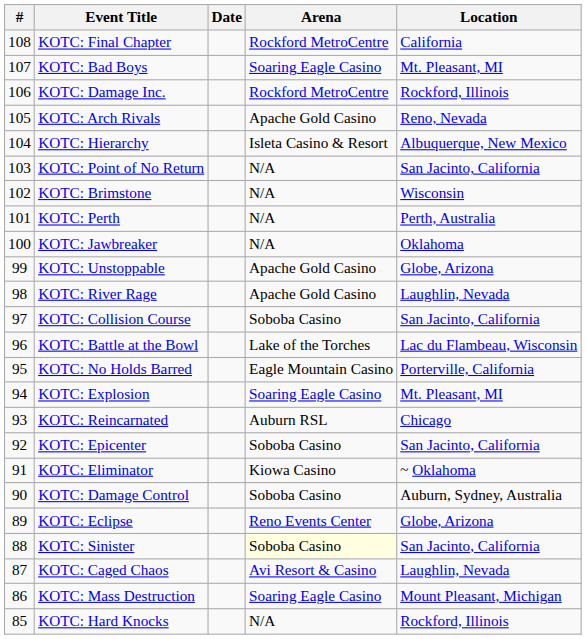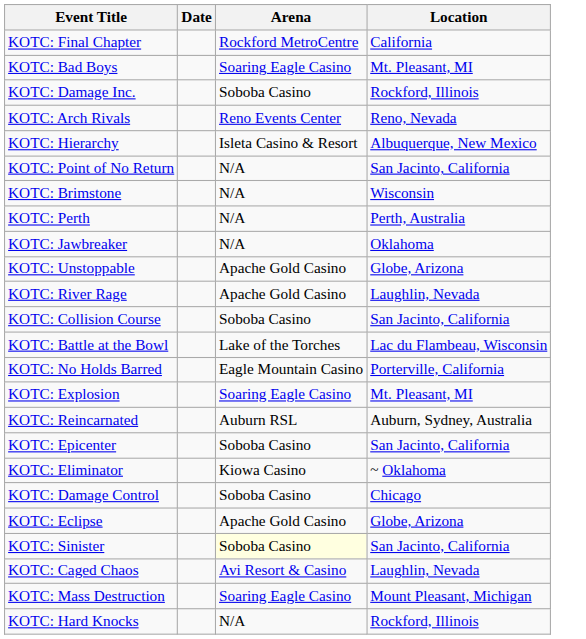- column: (20, 17)
(319, 93) Rockford MetroCentre -> (265, 93) Soboba Casino
(313, 118) Apache Gold Casino -> (280, 118) Reno Events Center
(426, 420) Chicago -> (451, 420) Auburn, Sydney, Australia
(481, 495) Auburn, Sydney, Australia -> (396, 495) Chicago
(310, 520) Reno Events Center -> (283, 520) Apache Gold Casino
